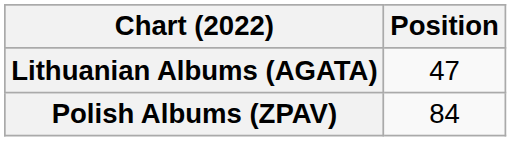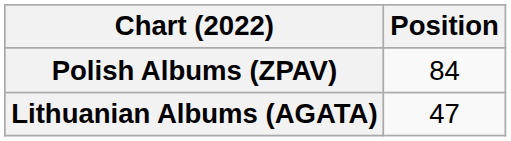rows swapped: (194, 69) <-> (194, 113)
